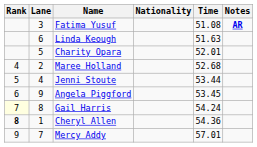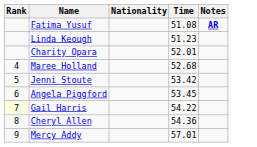- column: (41, 11)
(208, 39) 51.63 -> (184, 39) 51.23
(208, 80) 53.44 -> (184, 80) 53.42
(208, 108) 54.24 -> (184, 108) 54.22
(17, 121) bold -> (17, 121) normal
